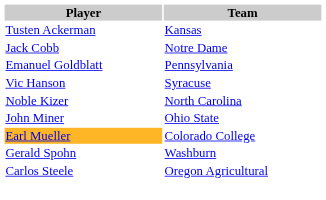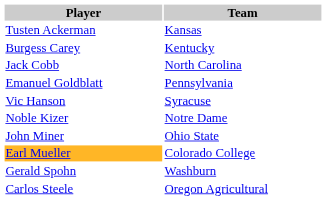+ row: (43, 47)
(196, 47) Notre Dame -> (203, 65) North Carolina
(203, 100) North Carolina -> (196, 118) Notre Dame
